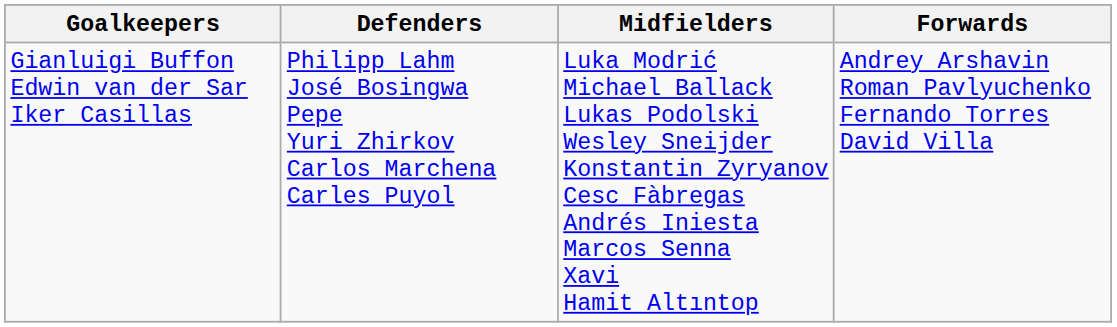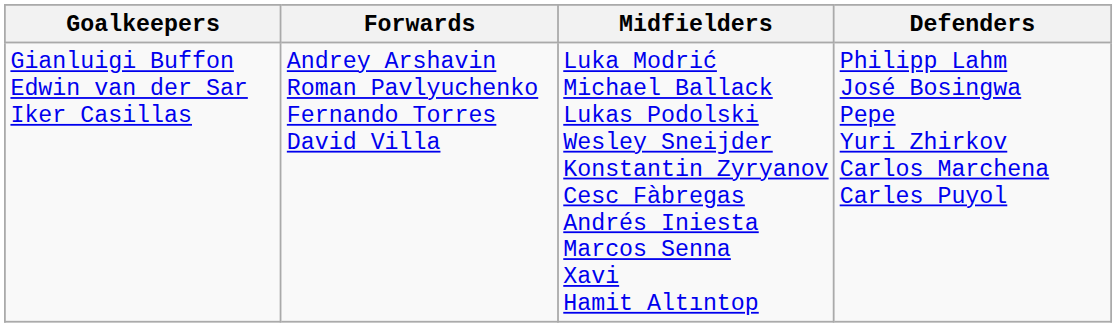columns swapped: (420, 24) <-> (972, 24)
